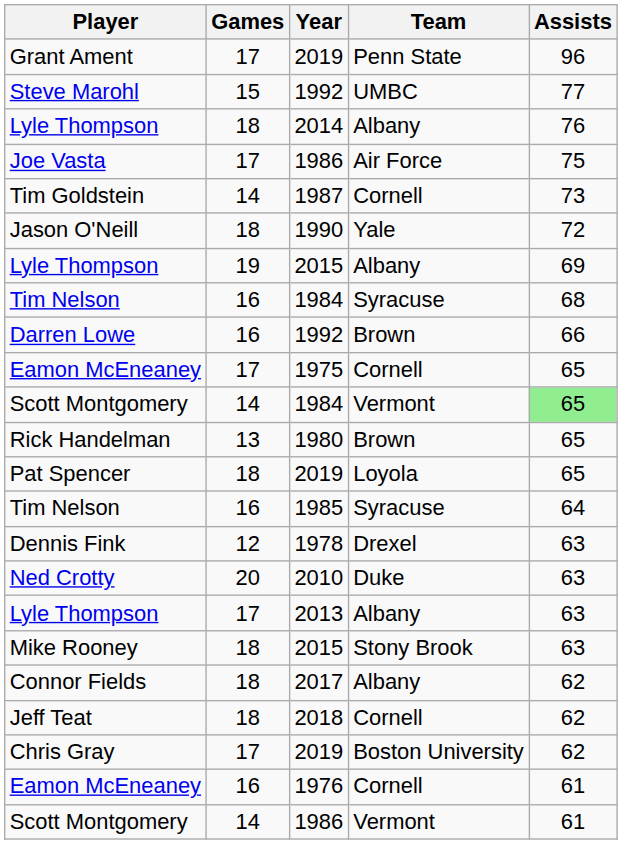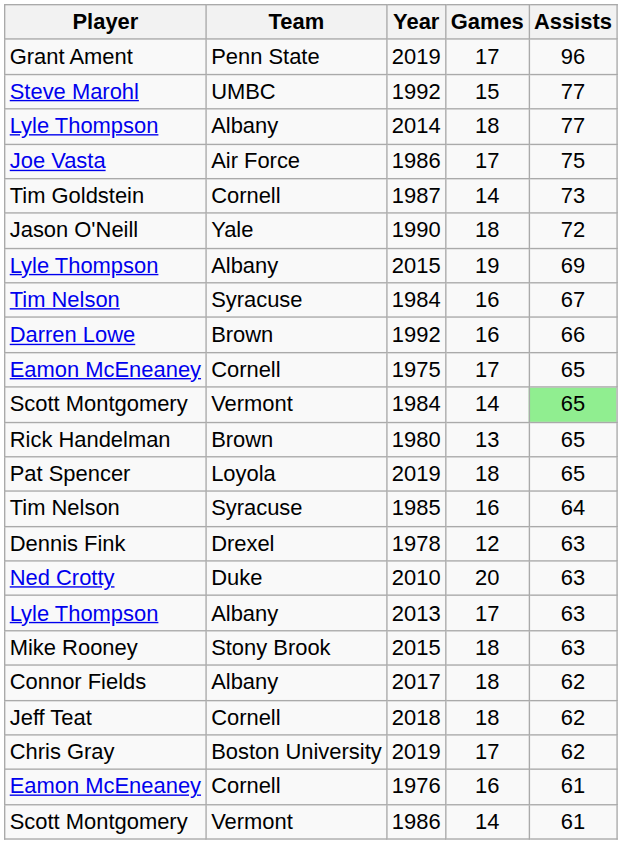columns swapped: (439, 21) <-> (248, 21)
(573, 126) 76 -> (573, 126) 77
(573, 299) 68 -> (573, 299) 67
